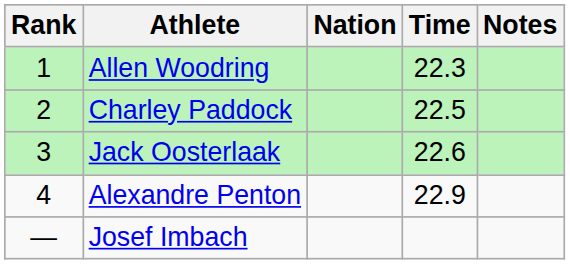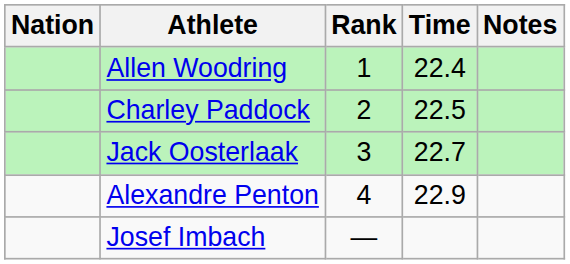columns swapped: (44, 25) <-> (355, 25)
(440, 68) 22.3 -> (440, 68) 22.4
(440, 152) 22.6 -> (440, 152) 22.7
